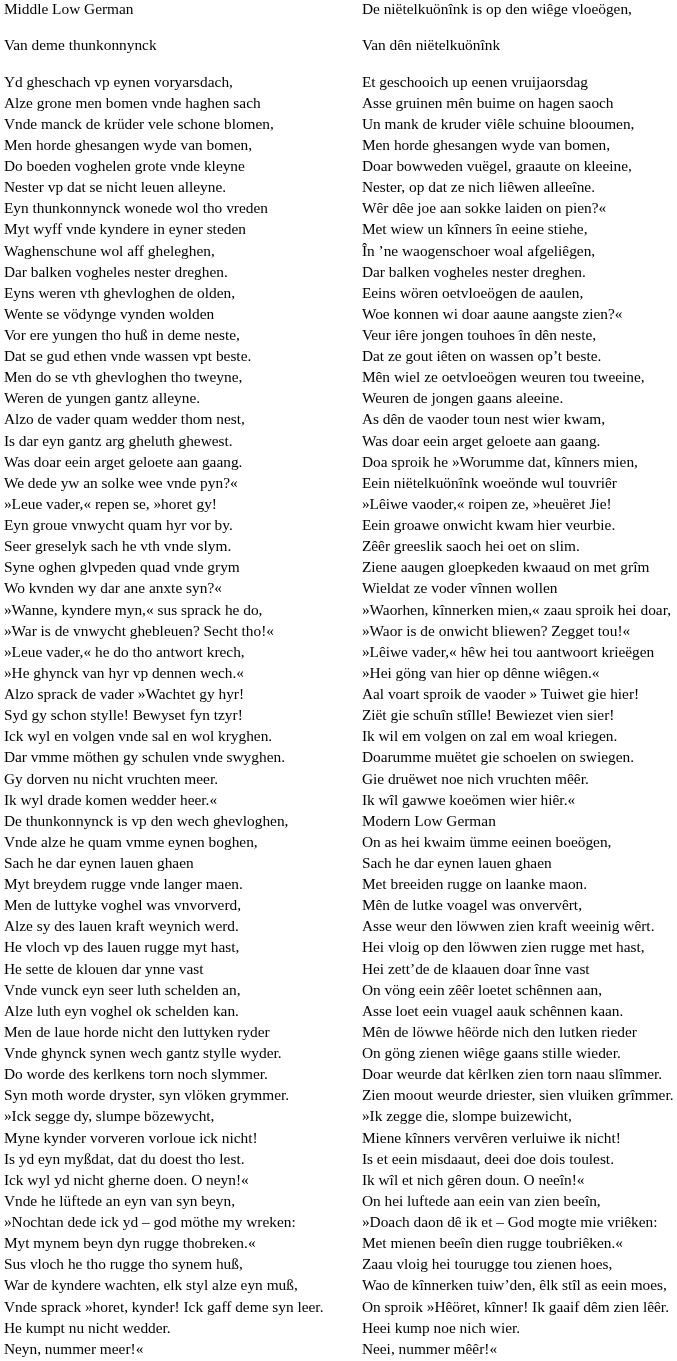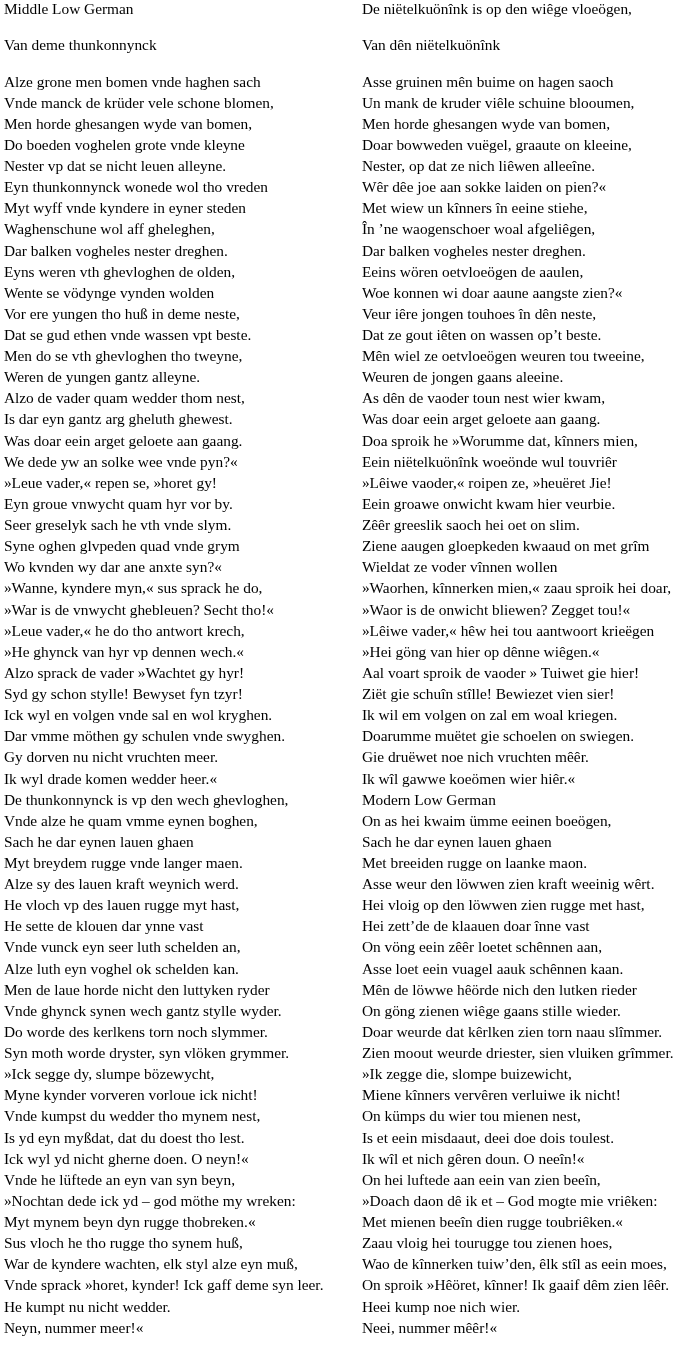- row: (118, 81)
- row: (122, 905)
+ row: (132, 1116)
